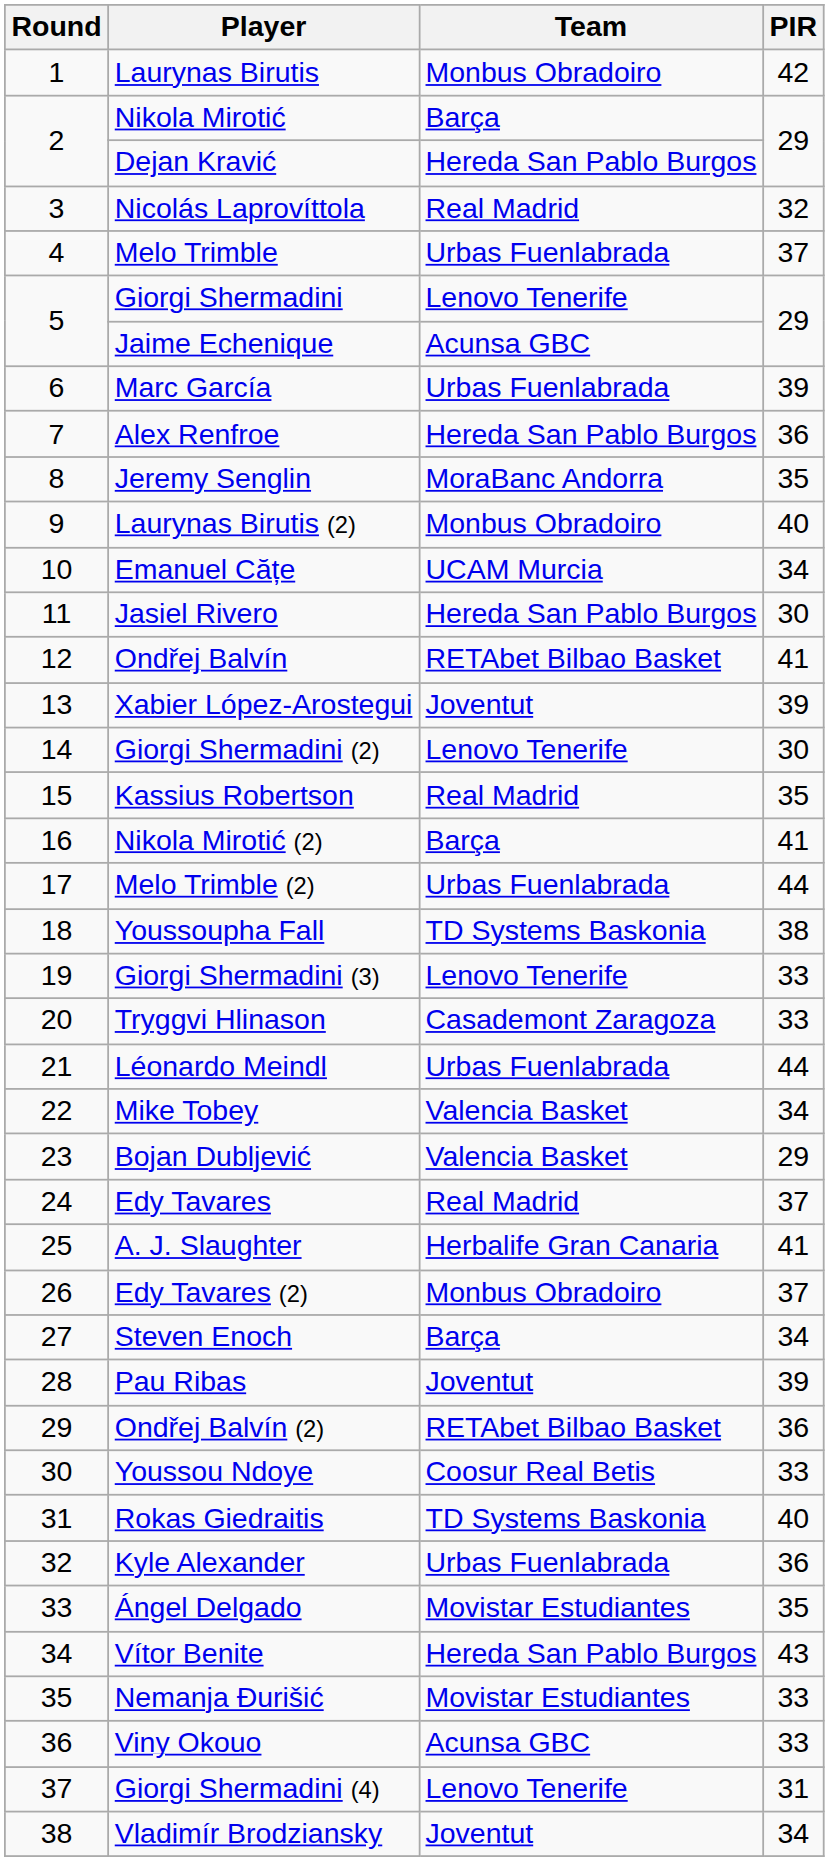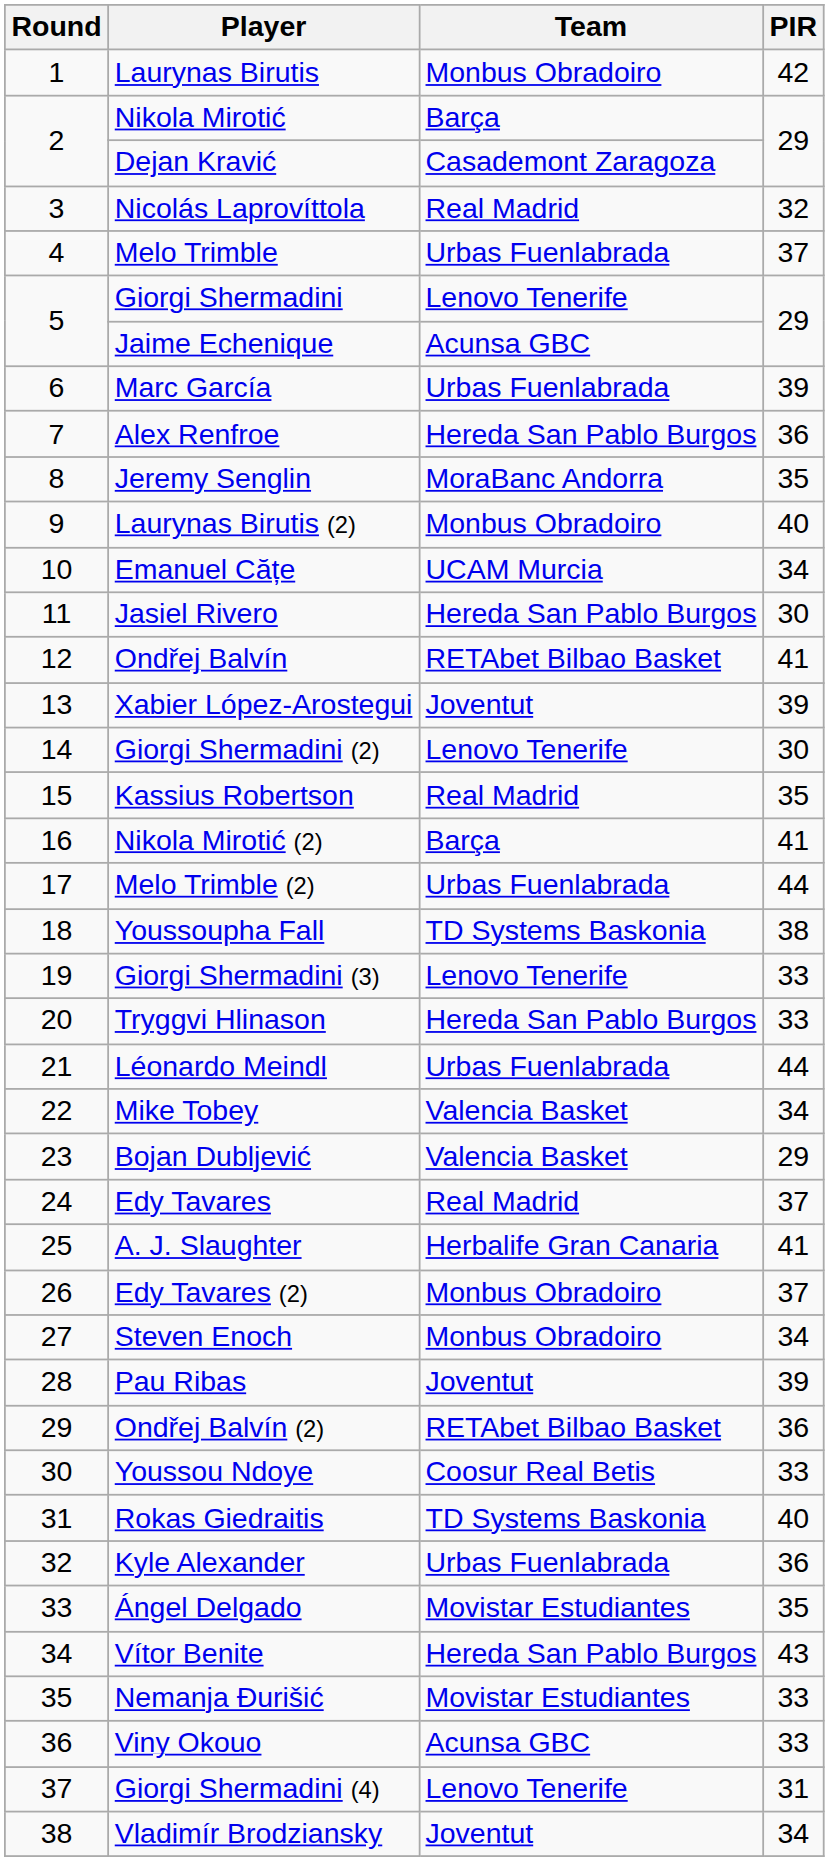(591, 162) Hereda San Pablo Burgos -> (570, 162) Casademont Zaragoza
(570, 1020) Casademont Zaragoza -> (591, 1020) Hereda San Pablo Burgos
(463, 1336) Barça -> (543, 1336) Monbus Obradoiro
